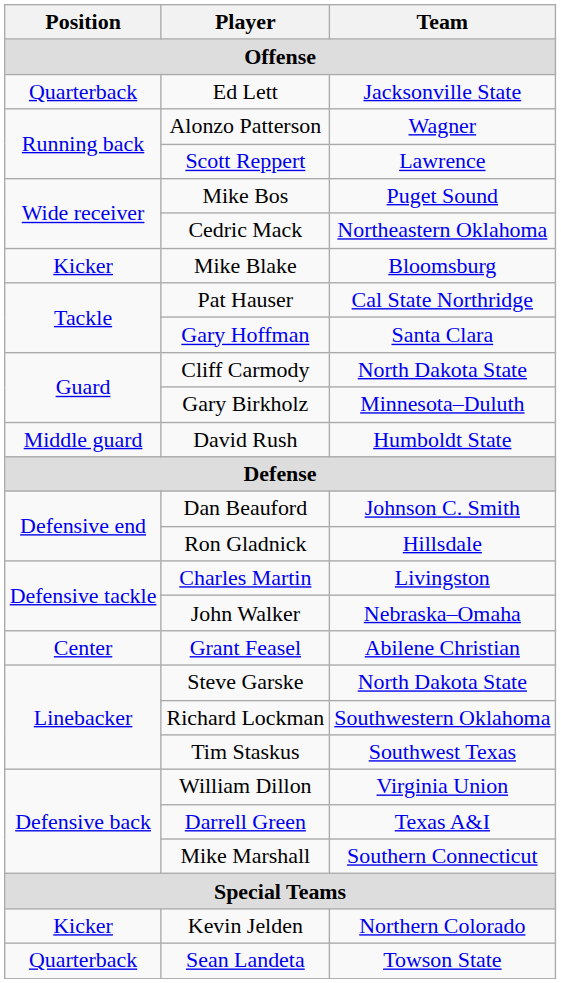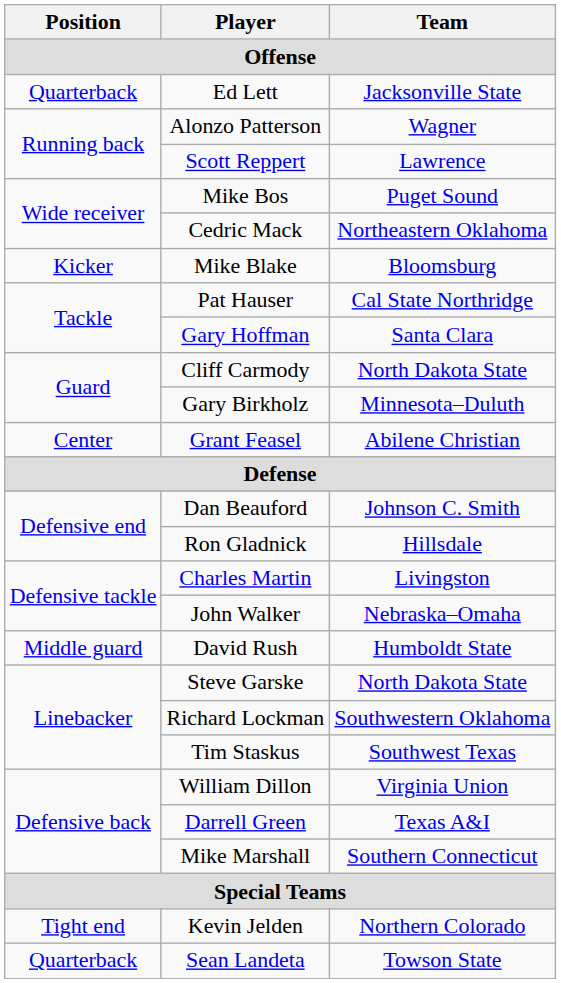rows swapped: (245, 647) <-> (245, 439)
(83, 925) Kicker -> (83, 925) Tight end
